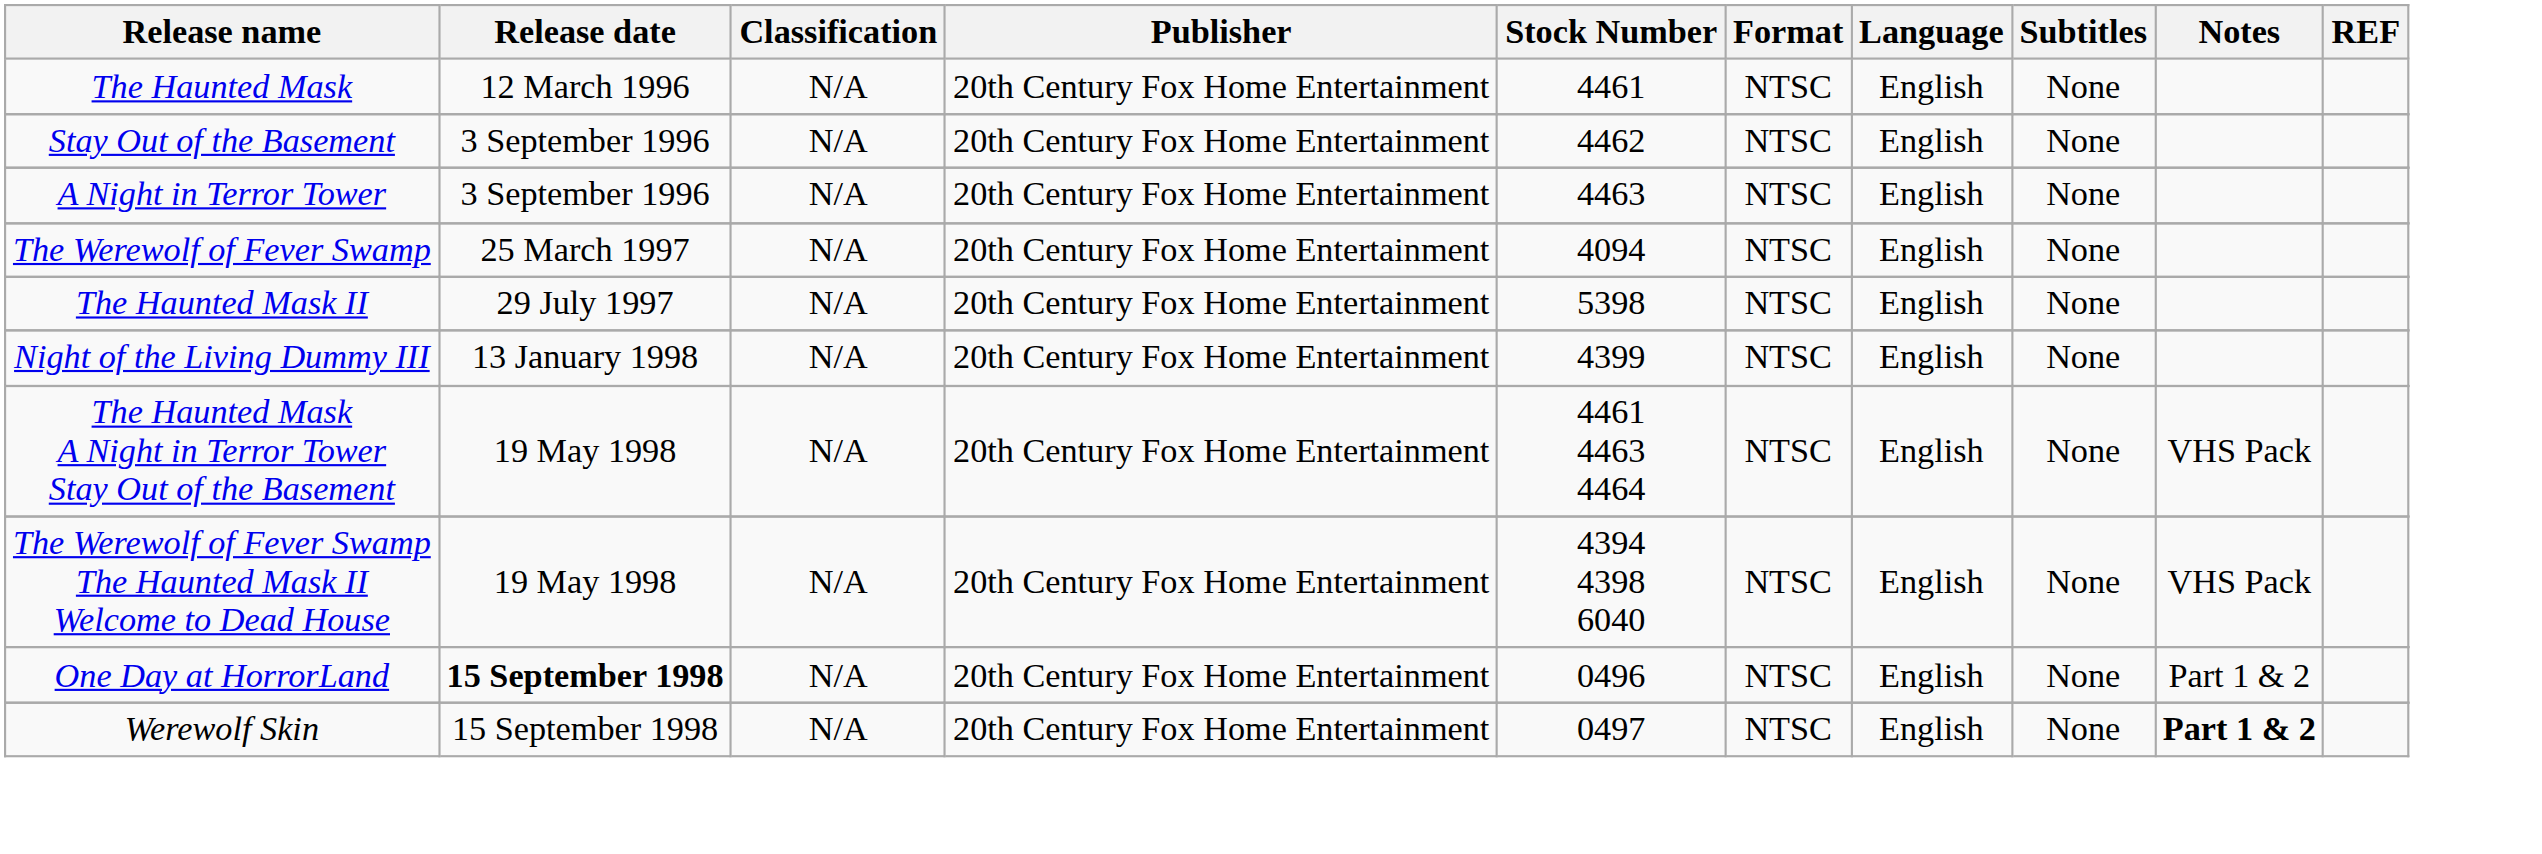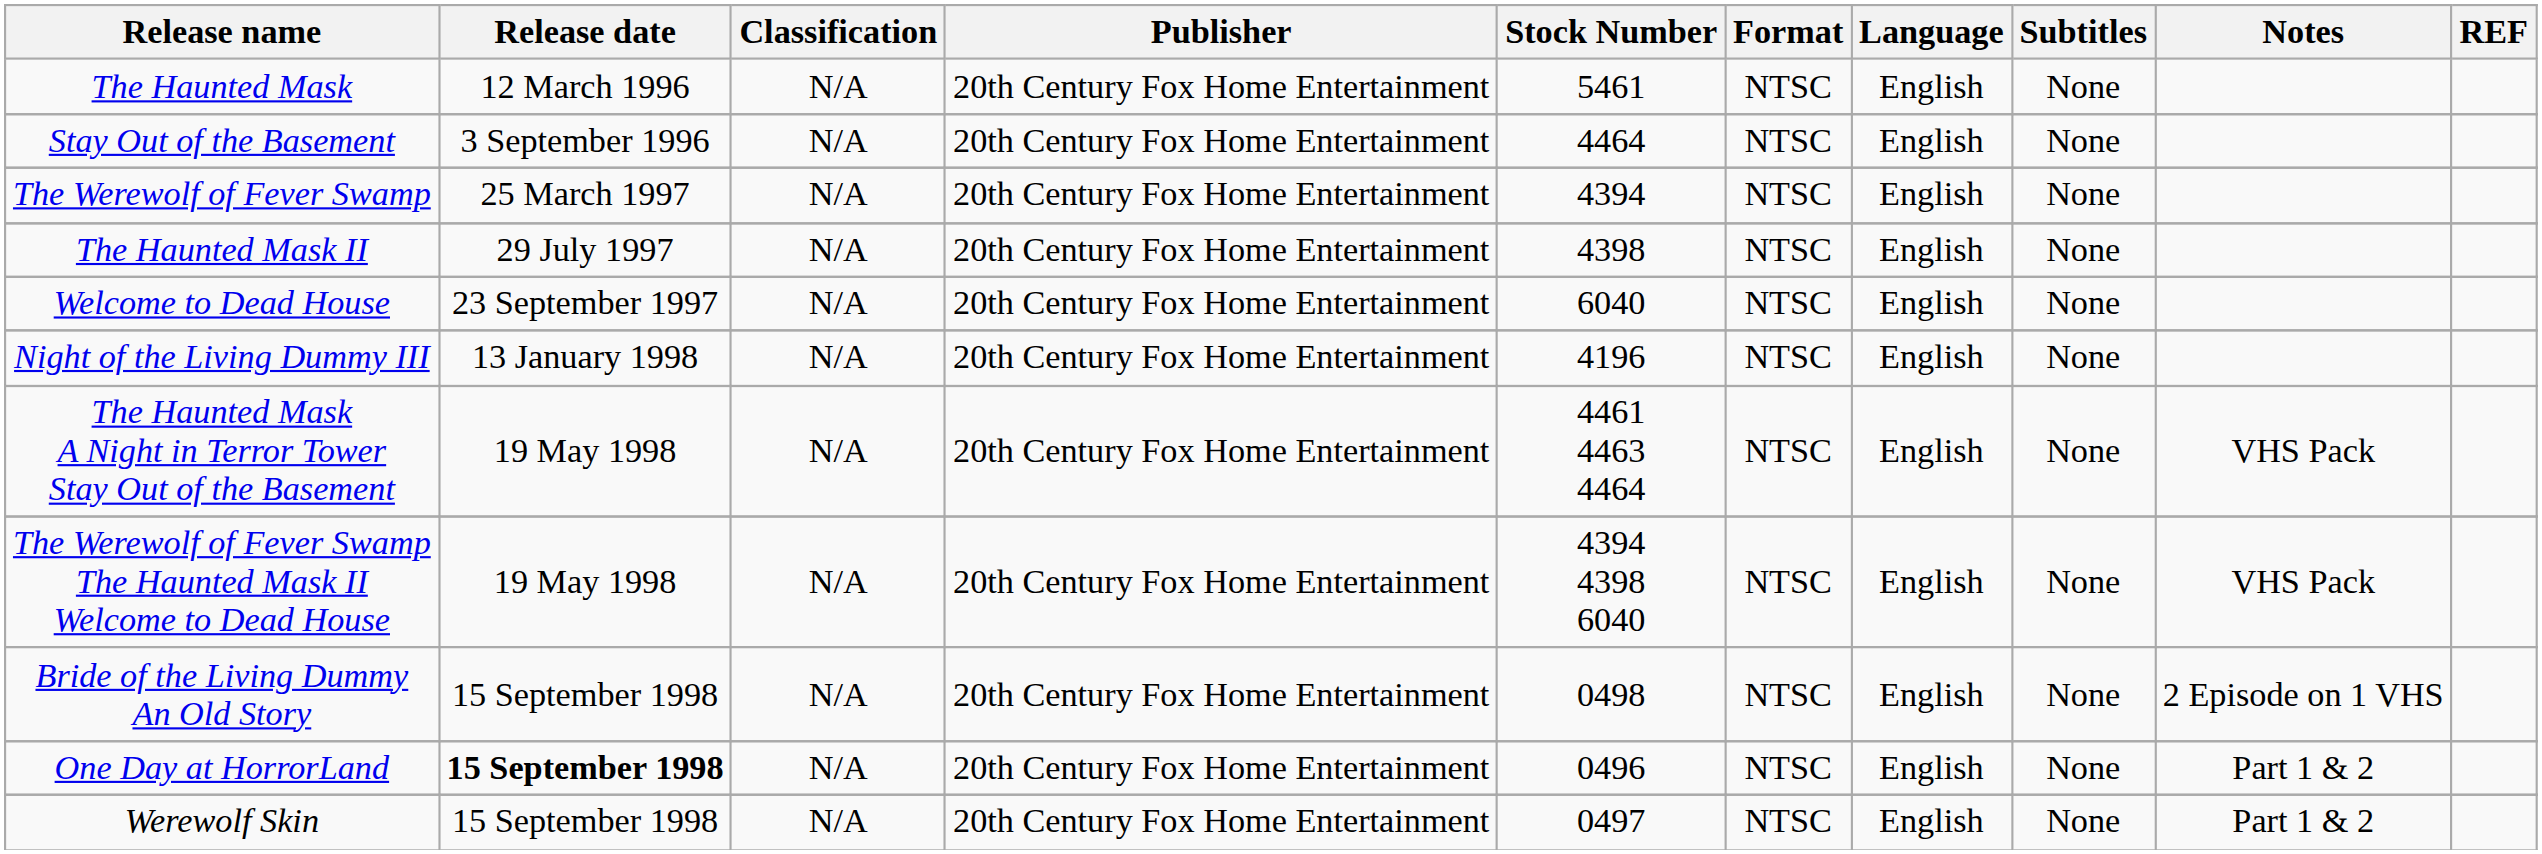(1611, 85) 4461 -> (1611, 85) 5461
(1611, 140) 4462 -> (1611, 140) 4464
- row: (222, 194)
(1611, 248) 4094 -> (1611, 194) 4394
(1611, 303) 5398 -> (1611, 248) 4398
+ row: (222, 303)
(1611, 357) 4399 -> (1611, 357) 4196
+ row: (222, 693)
(2239, 728) bold -> (2303, 821) normal
